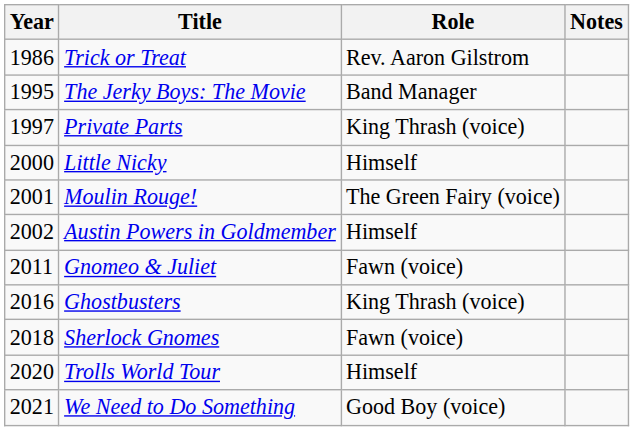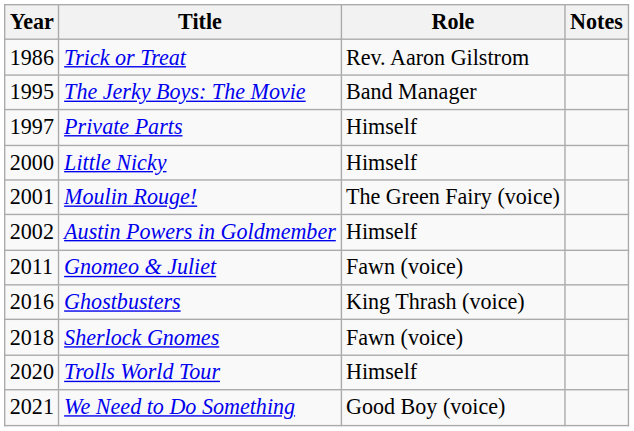(435, 127) King Thrash (voice) -> (382, 127) Himself
